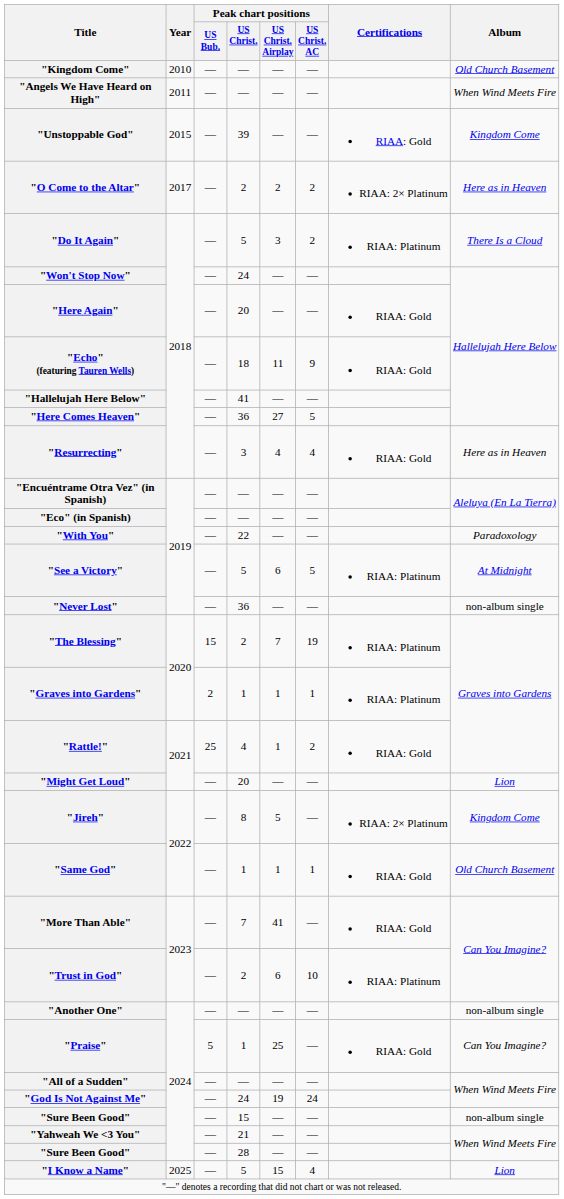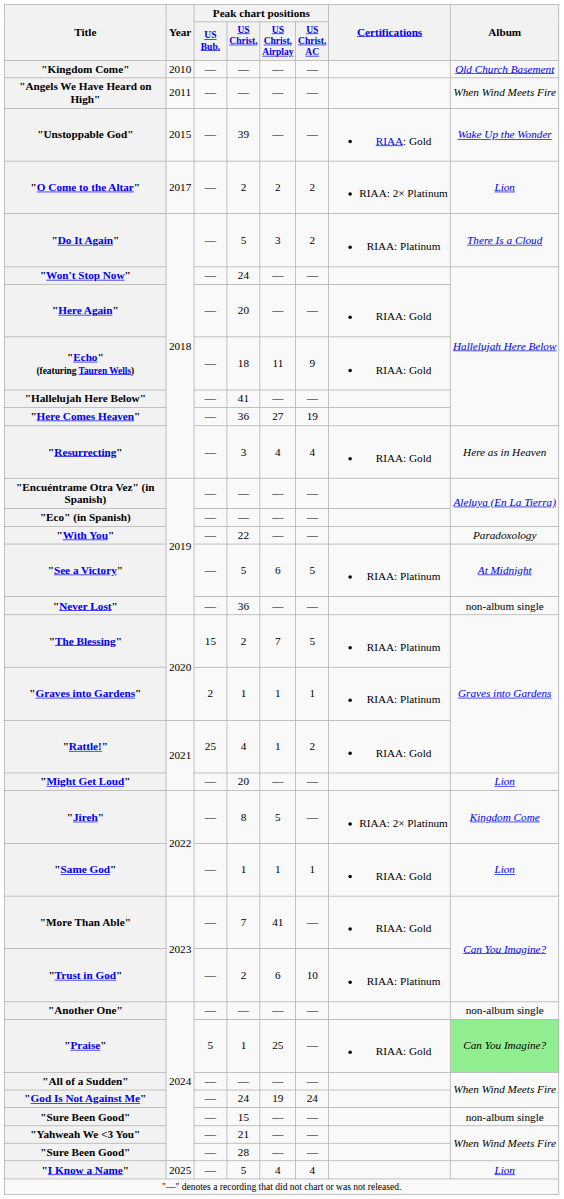(505, 134) Kingdom Come -> (505, 134) Wake Up the Wonder
(505, 187) Here as in Heaven -> (505, 187) Lion
(312, 416) 5 -> (312, 416) 19
(312, 641) 19 -> (312, 641) 5
(505, 869) Old Church Basement -> (505, 869) Lion
(505, 1046) no background -> (505, 1046) lightgreen background
(278, 1170) 15 -> (278, 1170) 4
